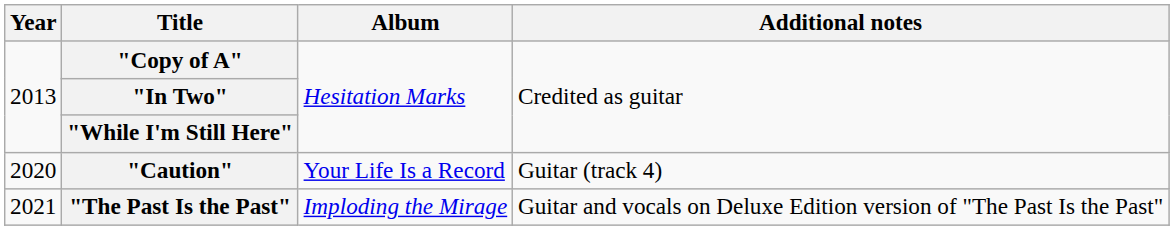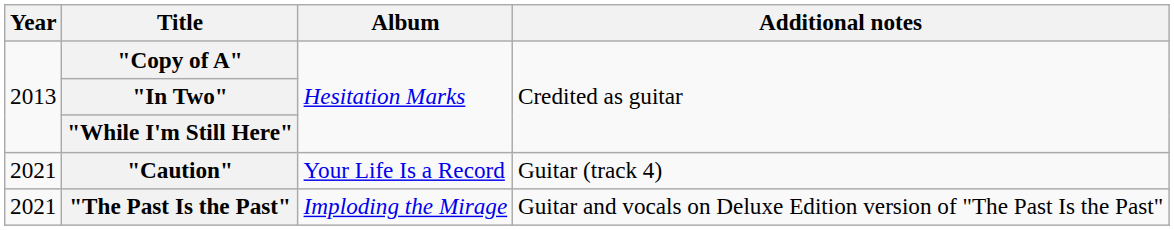(33, 170) 2020 -> (33, 170) 2021
